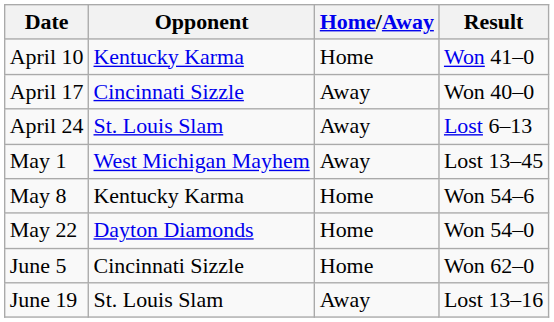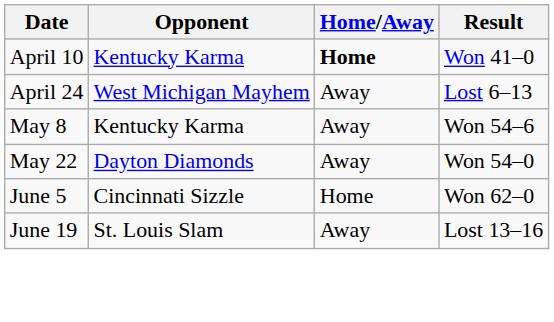(347, 56) normal -> (348, 56) bold
- row: (47, 91)
(158, 126) St. Louis Slam -> (202, 91) West Michigan Mayhem
- row: (38, 160)
(347, 195) Home -> (345, 126) Away
(347, 230) Home -> (345, 160) Away
